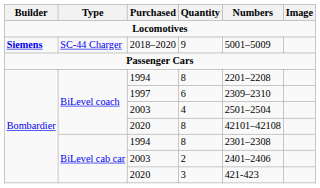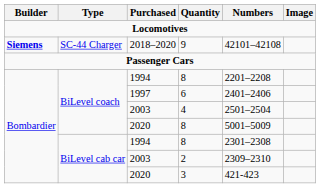(248, 45) 5001–5009 -> (253, 45) 42101–42108
(248, 93) 2309–2310 -> (248, 93) 2401–2406
(253, 126) 42101–42108 -> (248, 126) 5001–5009
(248, 158) 2401–2406 -> (248, 158) 2309–2310
